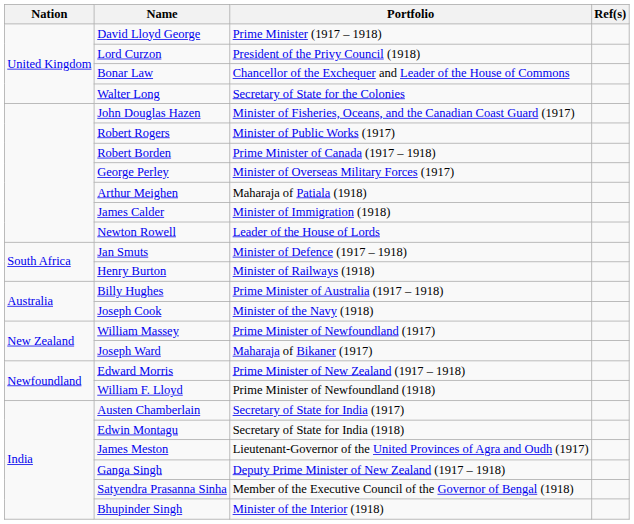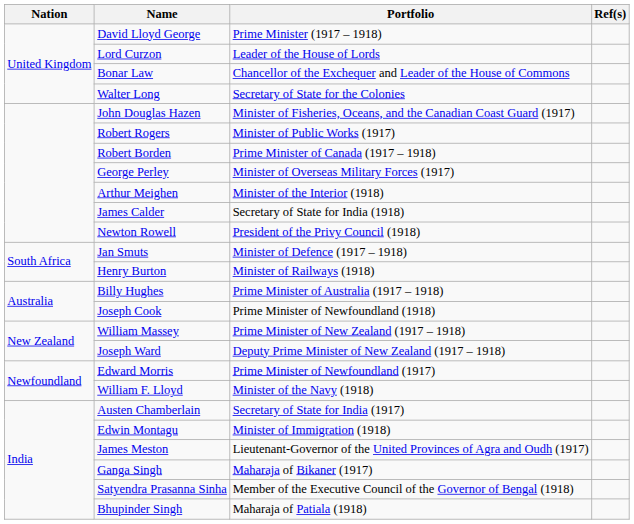(326, 53) President of the Privy Council (1918) -> (306, 53) Leader of the House of Lords
(300, 192) Maharaja of Patiala (1918) -> (308, 192) Minister of the Interior (1918)
(311, 212) Minister of Immigration (1918) -> (318, 212) Secretary of State for India (1918)
(306, 232) Leader of the House of Lords -> (326, 232) President of the Privy Council (1918)
(303, 311) Minister of the Navy (1918) -> (334, 311) Prime Minister of Newfoundland (1918)
(334, 331) Prime Minister of Newfoundland (1917) -> (349, 331) Prime Minister of New Zealand (1917 – 1918)
(302, 350) Maharaja of Bikaner (1917) -> (369, 350) Deputy Prime Minister of New Zealand (1917 – 1918)
(349, 370) Prime Minister of New Zealand (1917 – 1918) -> (334, 370) Prime Minister of Newfoundland (1917)
(334, 390) Prime Minister of Newfoundland (1918) -> (303, 390) Minister of the Navy (1918)
(318, 430) Secretary of State for India (1918) -> (311, 430) Minister of Immigration (1918)
(369, 469) Deputy Prime Minister of New Zealand (1917 – 1918) -> (302, 469) Maharaja of Bikaner (1917)
(308, 509) Minister of the Interior (1918) -> (300, 509) Maharaja of Patiala (1918)
